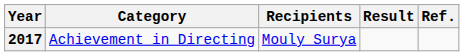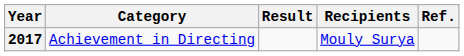columns swapped: (309, 16) <-> (389, 16)
